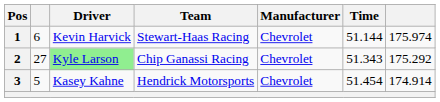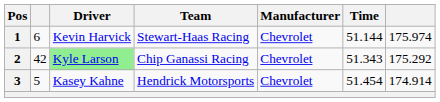(40, 59) 27 -> (40, 59) 42
